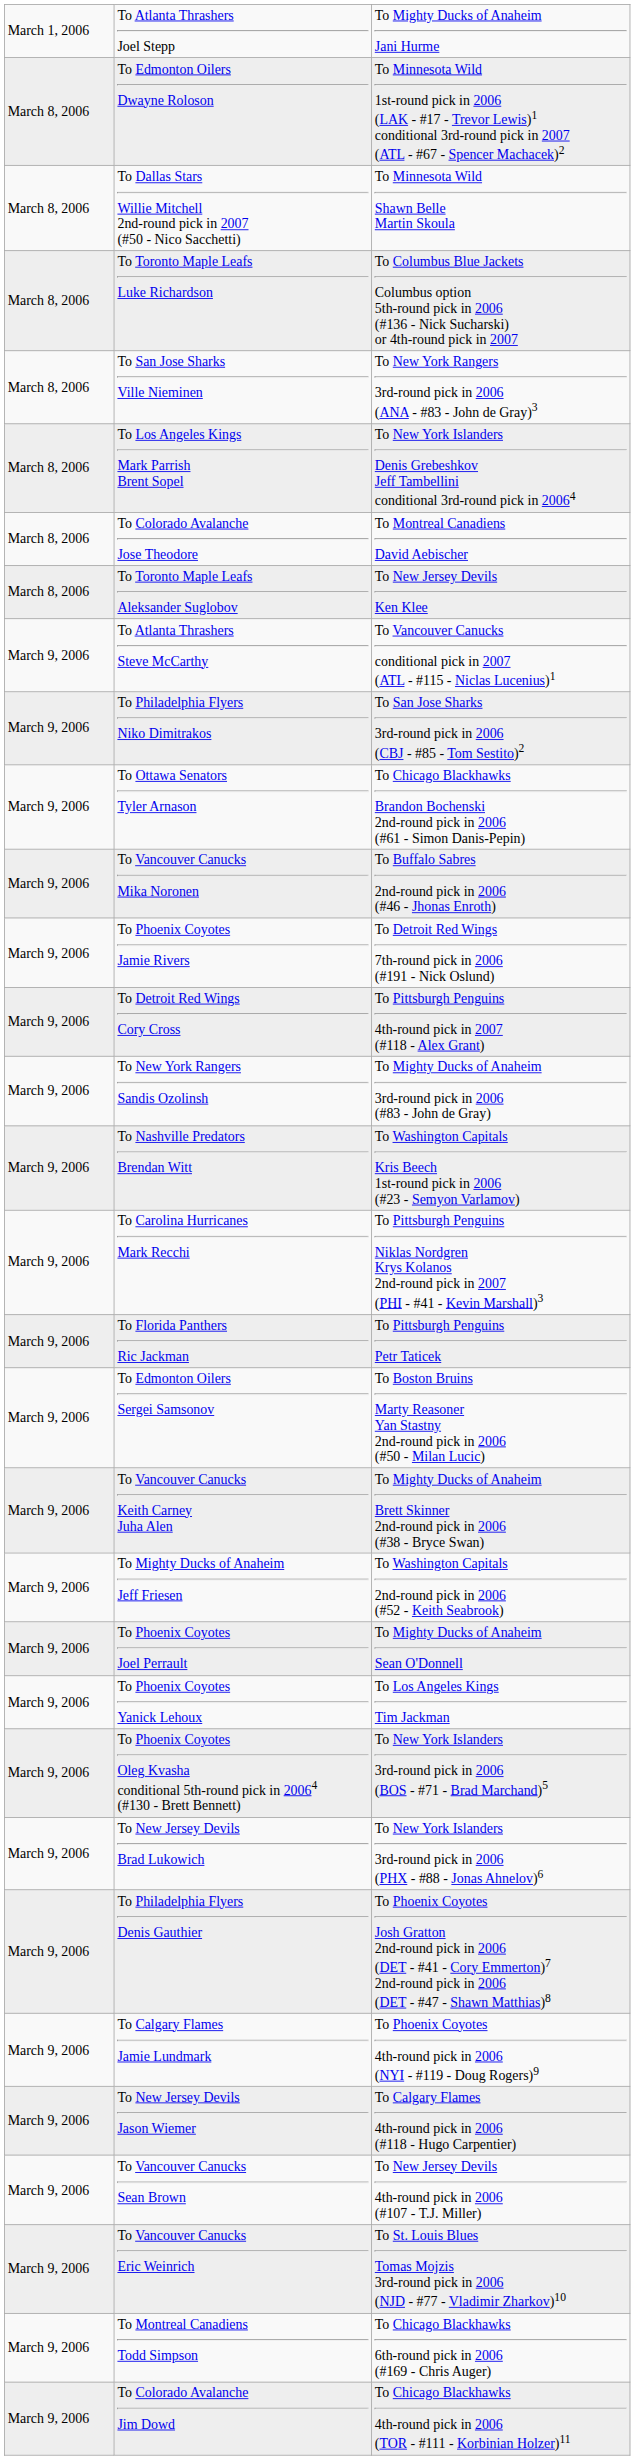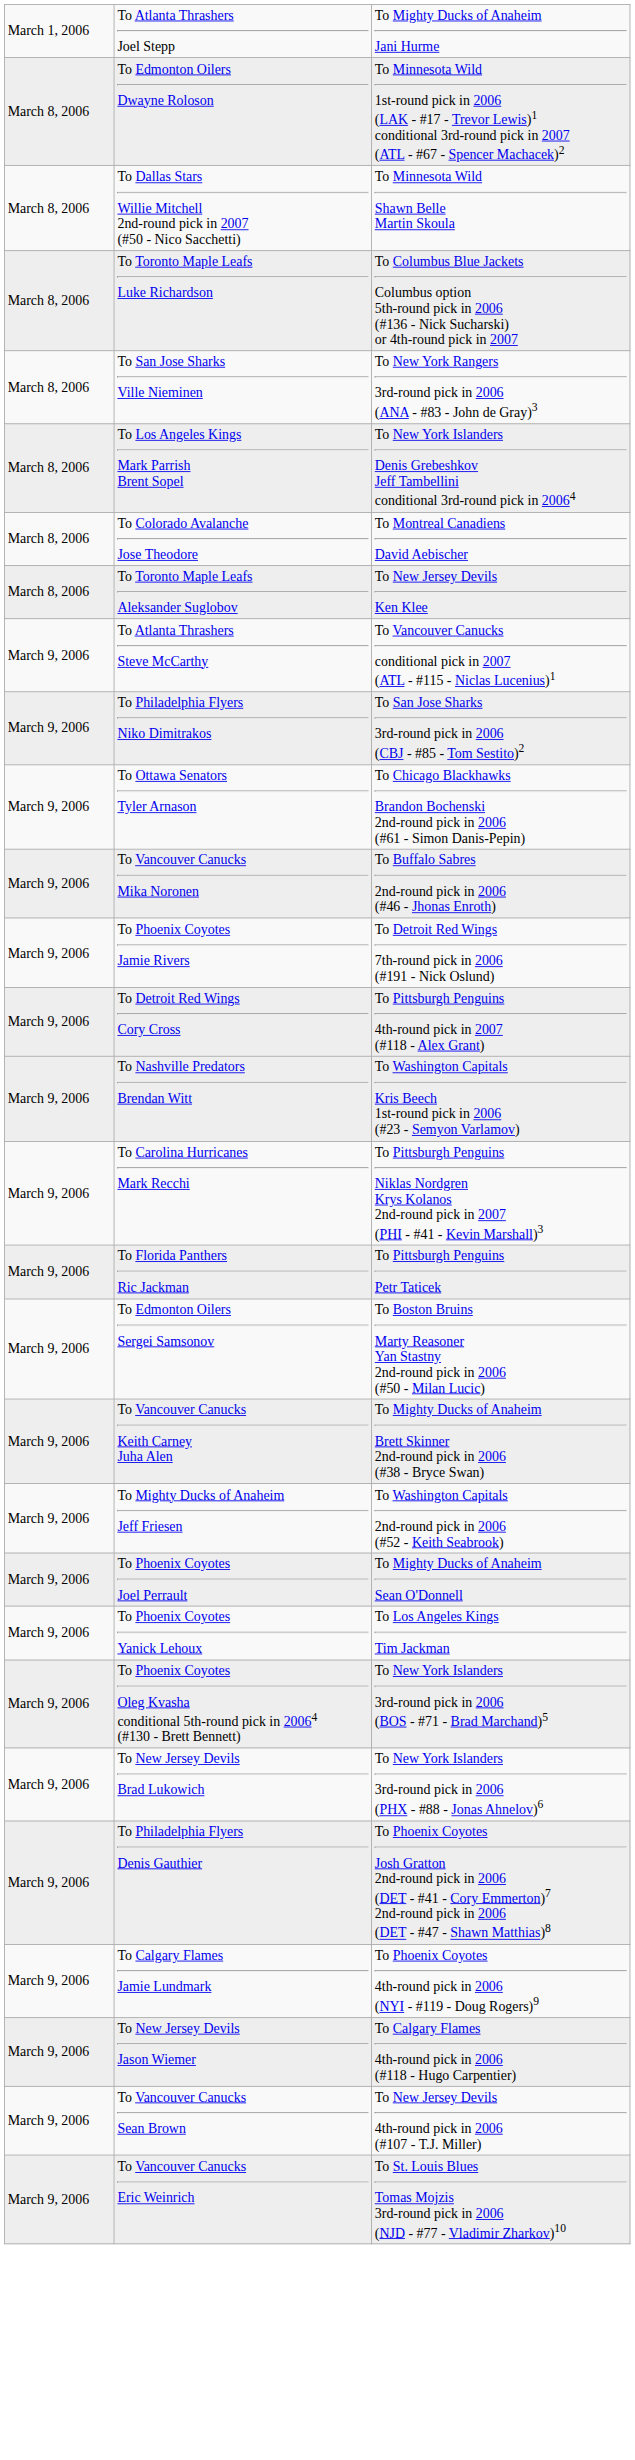- row: (243, 1083)
- row: (243, 2339)
- row: (243, 2408)
